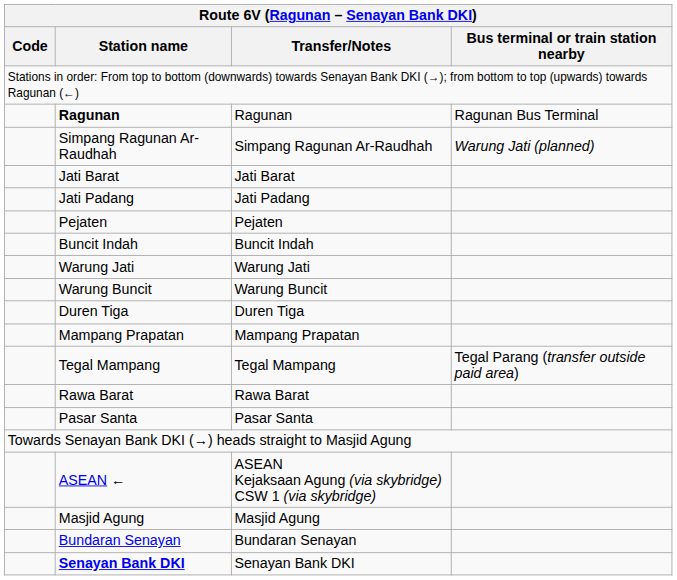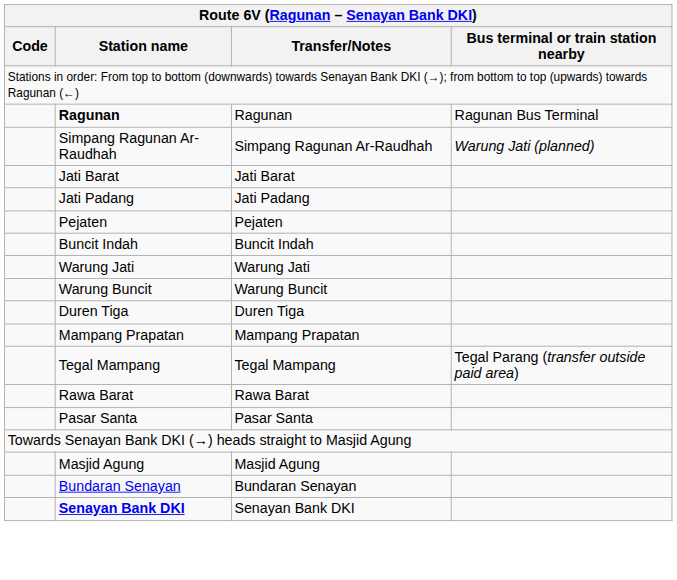- row: (92, 479)
